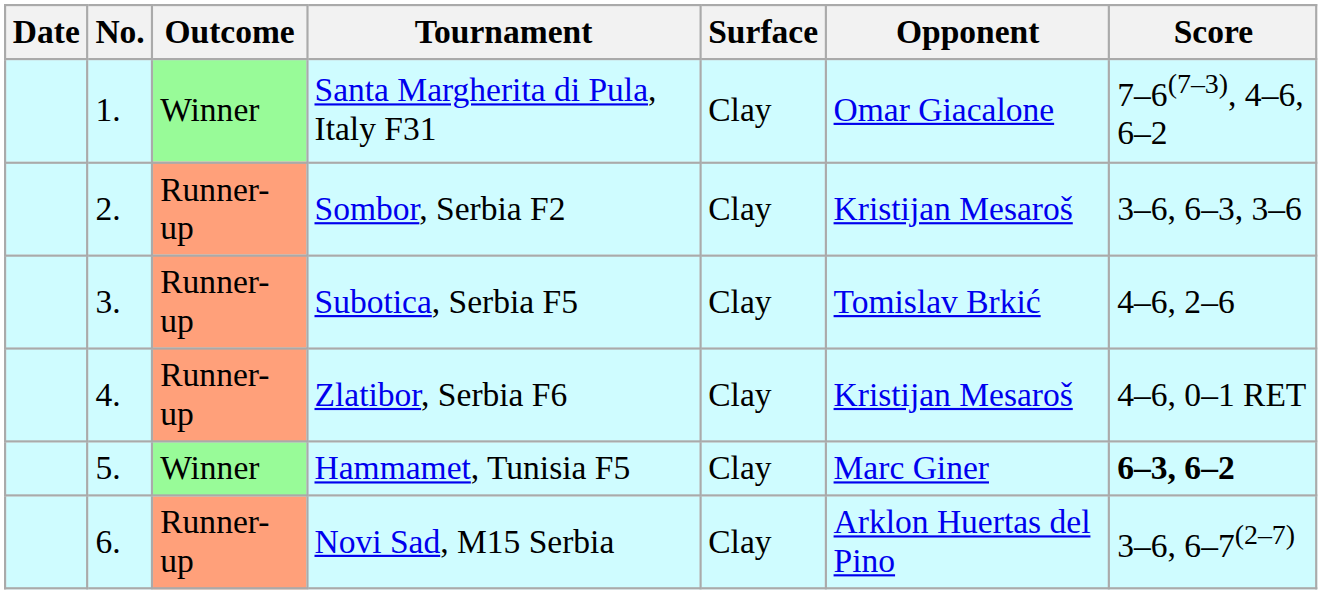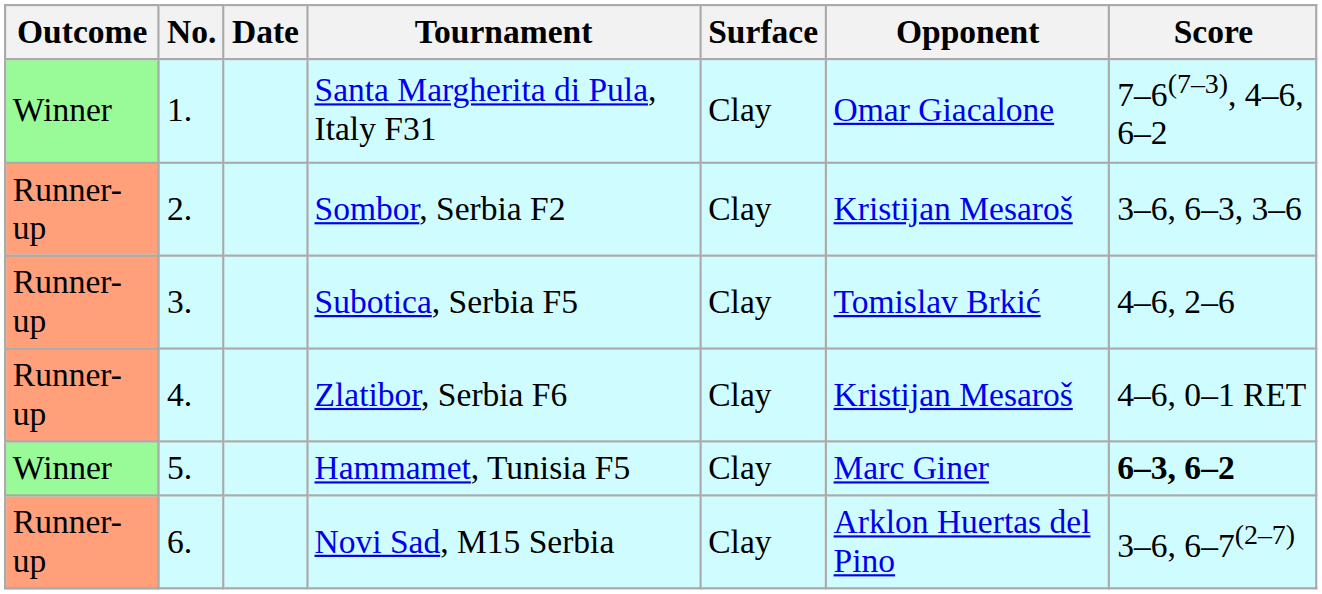columns swapped: (230, 31) <-> (46, 31)
